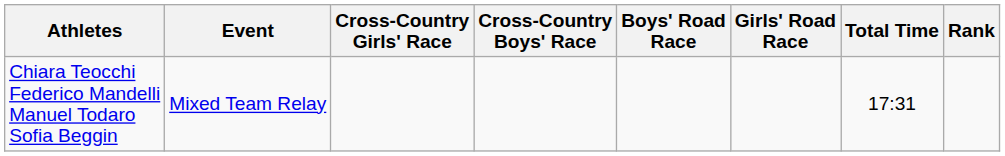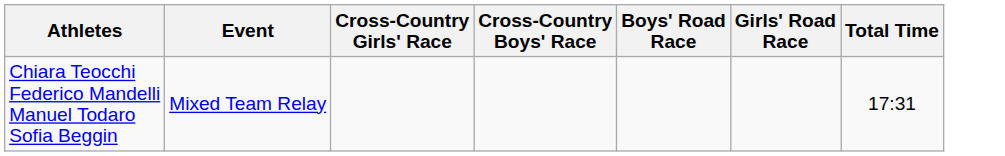- column: (971, 31)
